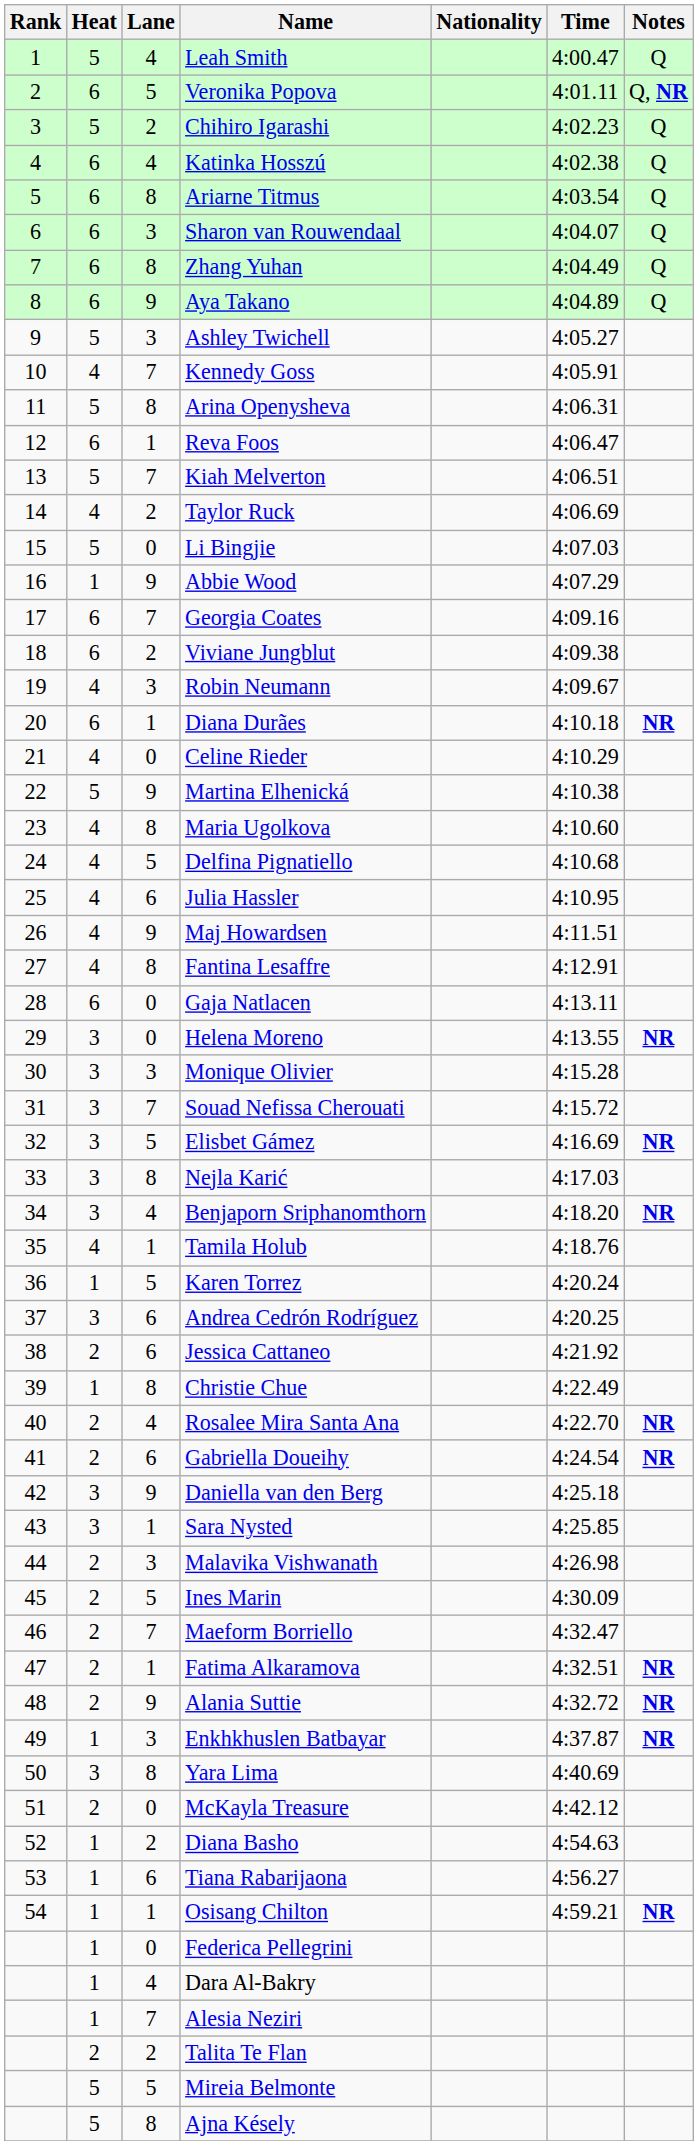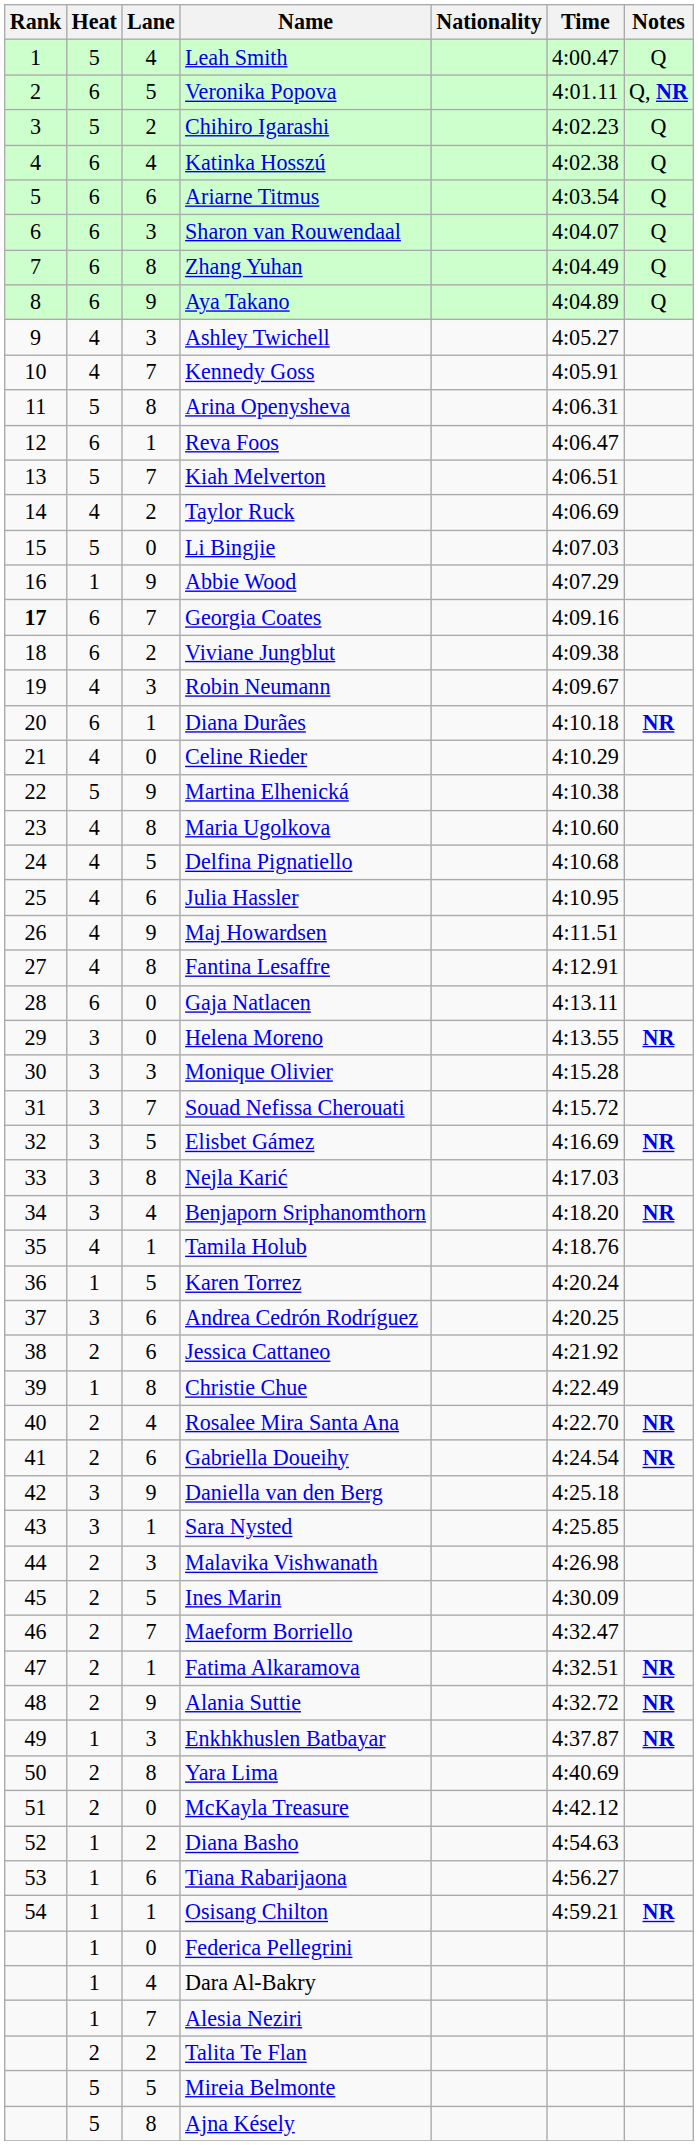(151, 197) 8 -> (151, 197) 6
(94, 337) 5 -> (94, 337) 4
(36, 617) normal -> (36, 617) bold
(94, 1772) 3 -> (94, 1772) 2
